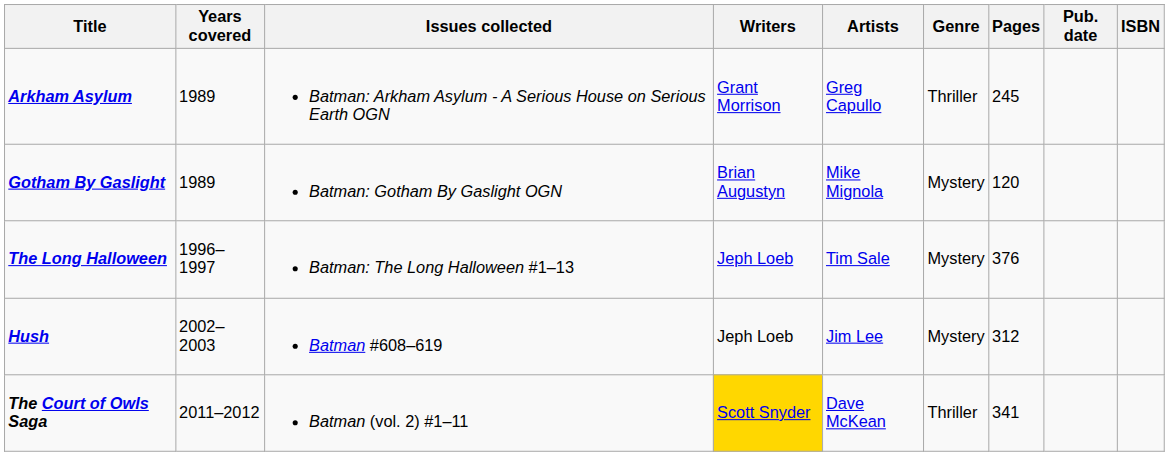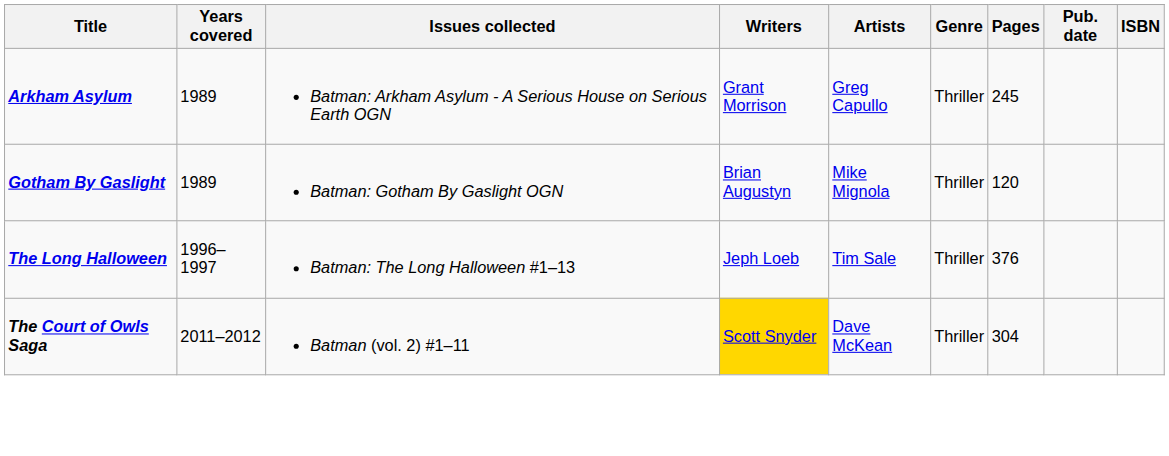(956, 182) Mystery -> (959, 182) Thriller
(956, 259) Mystery -> (959, 259) Thriller
- row: (29, 336)
(1006, 413) 341 -> (1005, 336) 304
